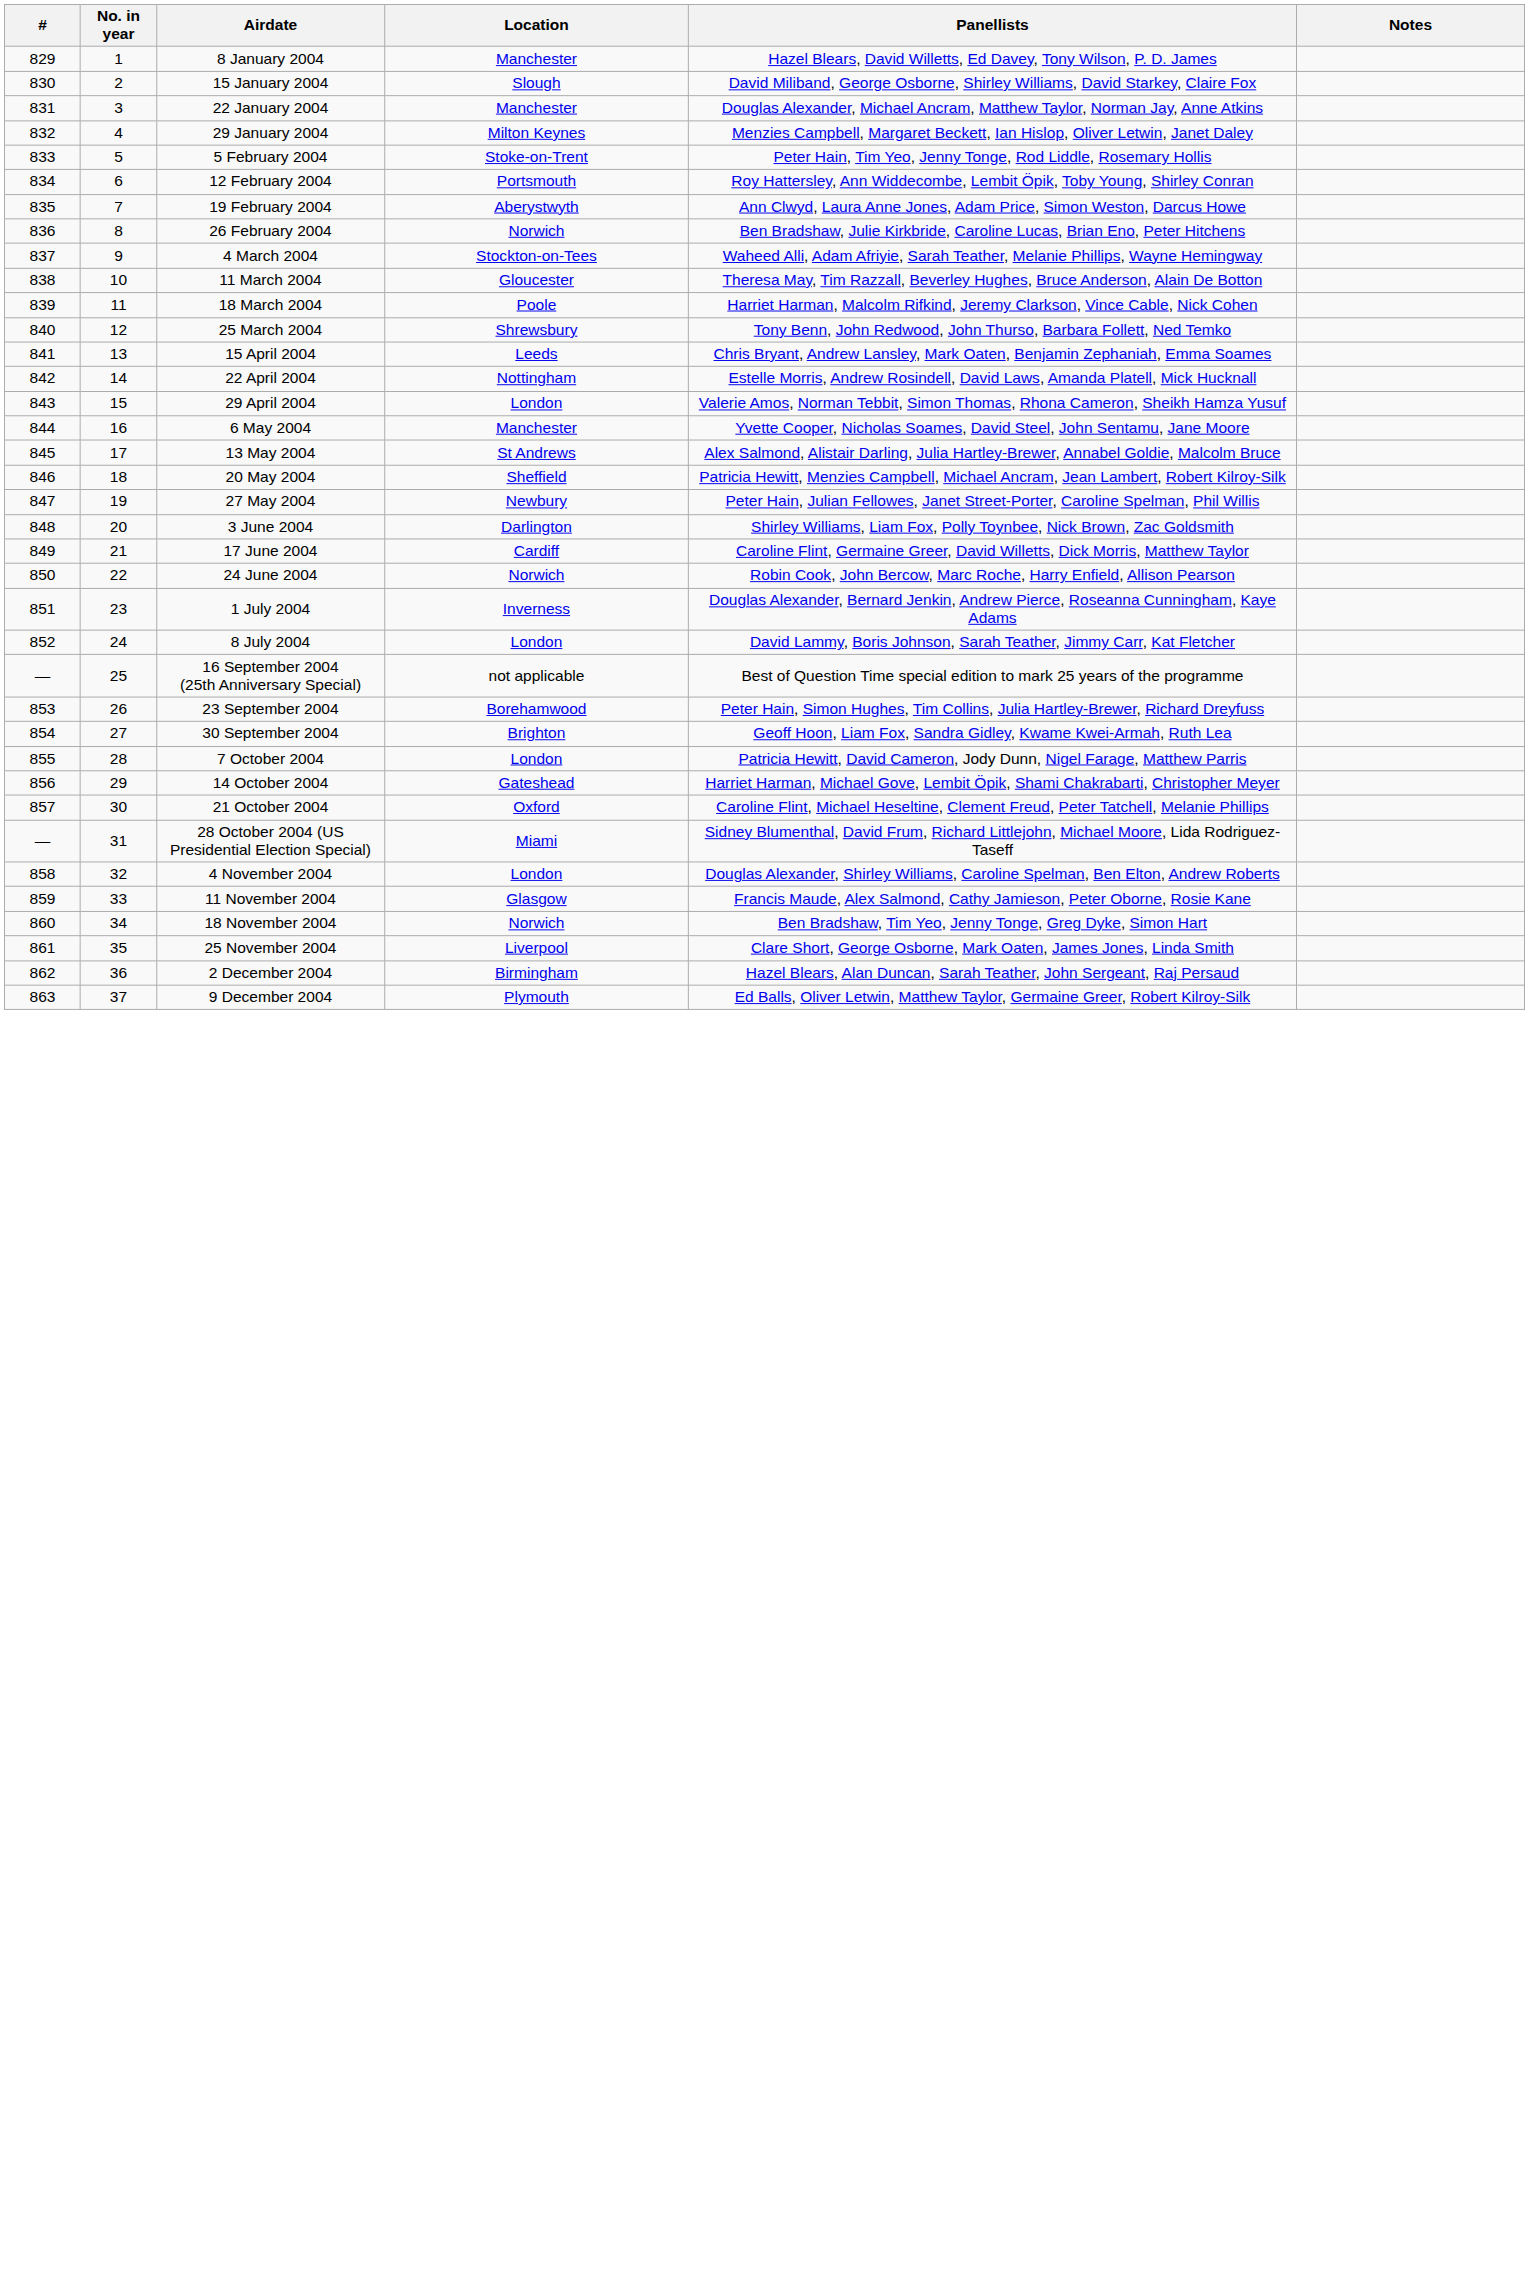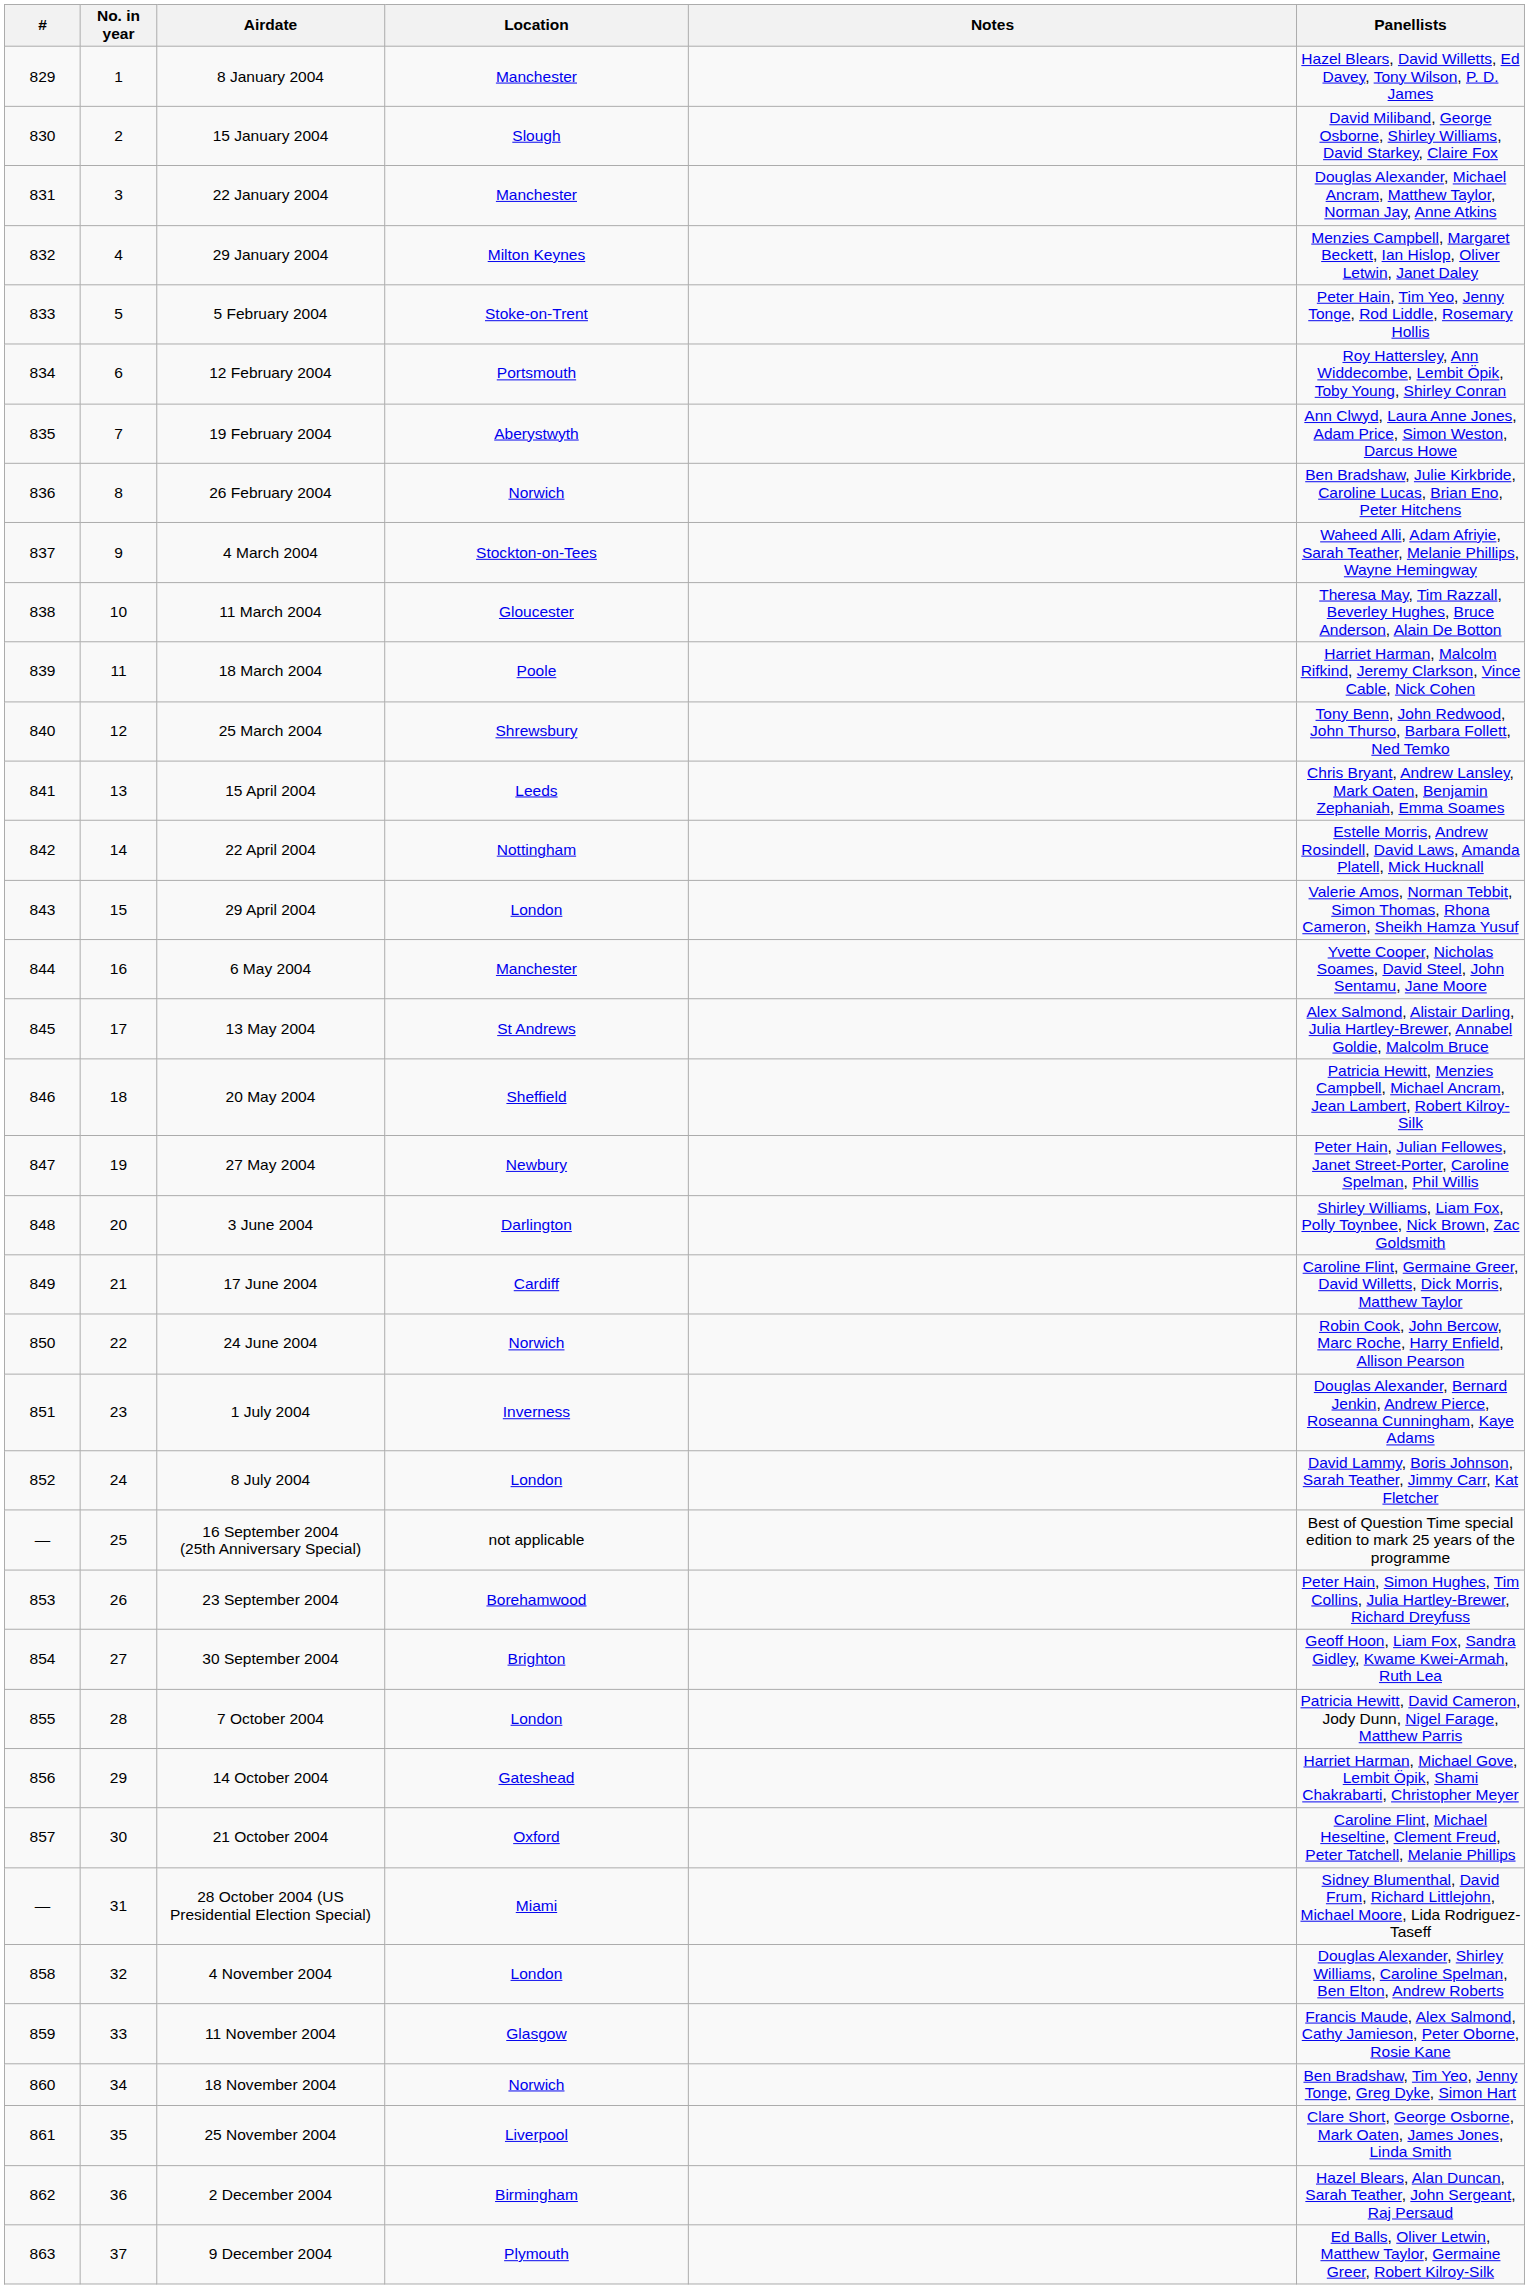columns swapped: (992, 25) <-> (1410, 25)
